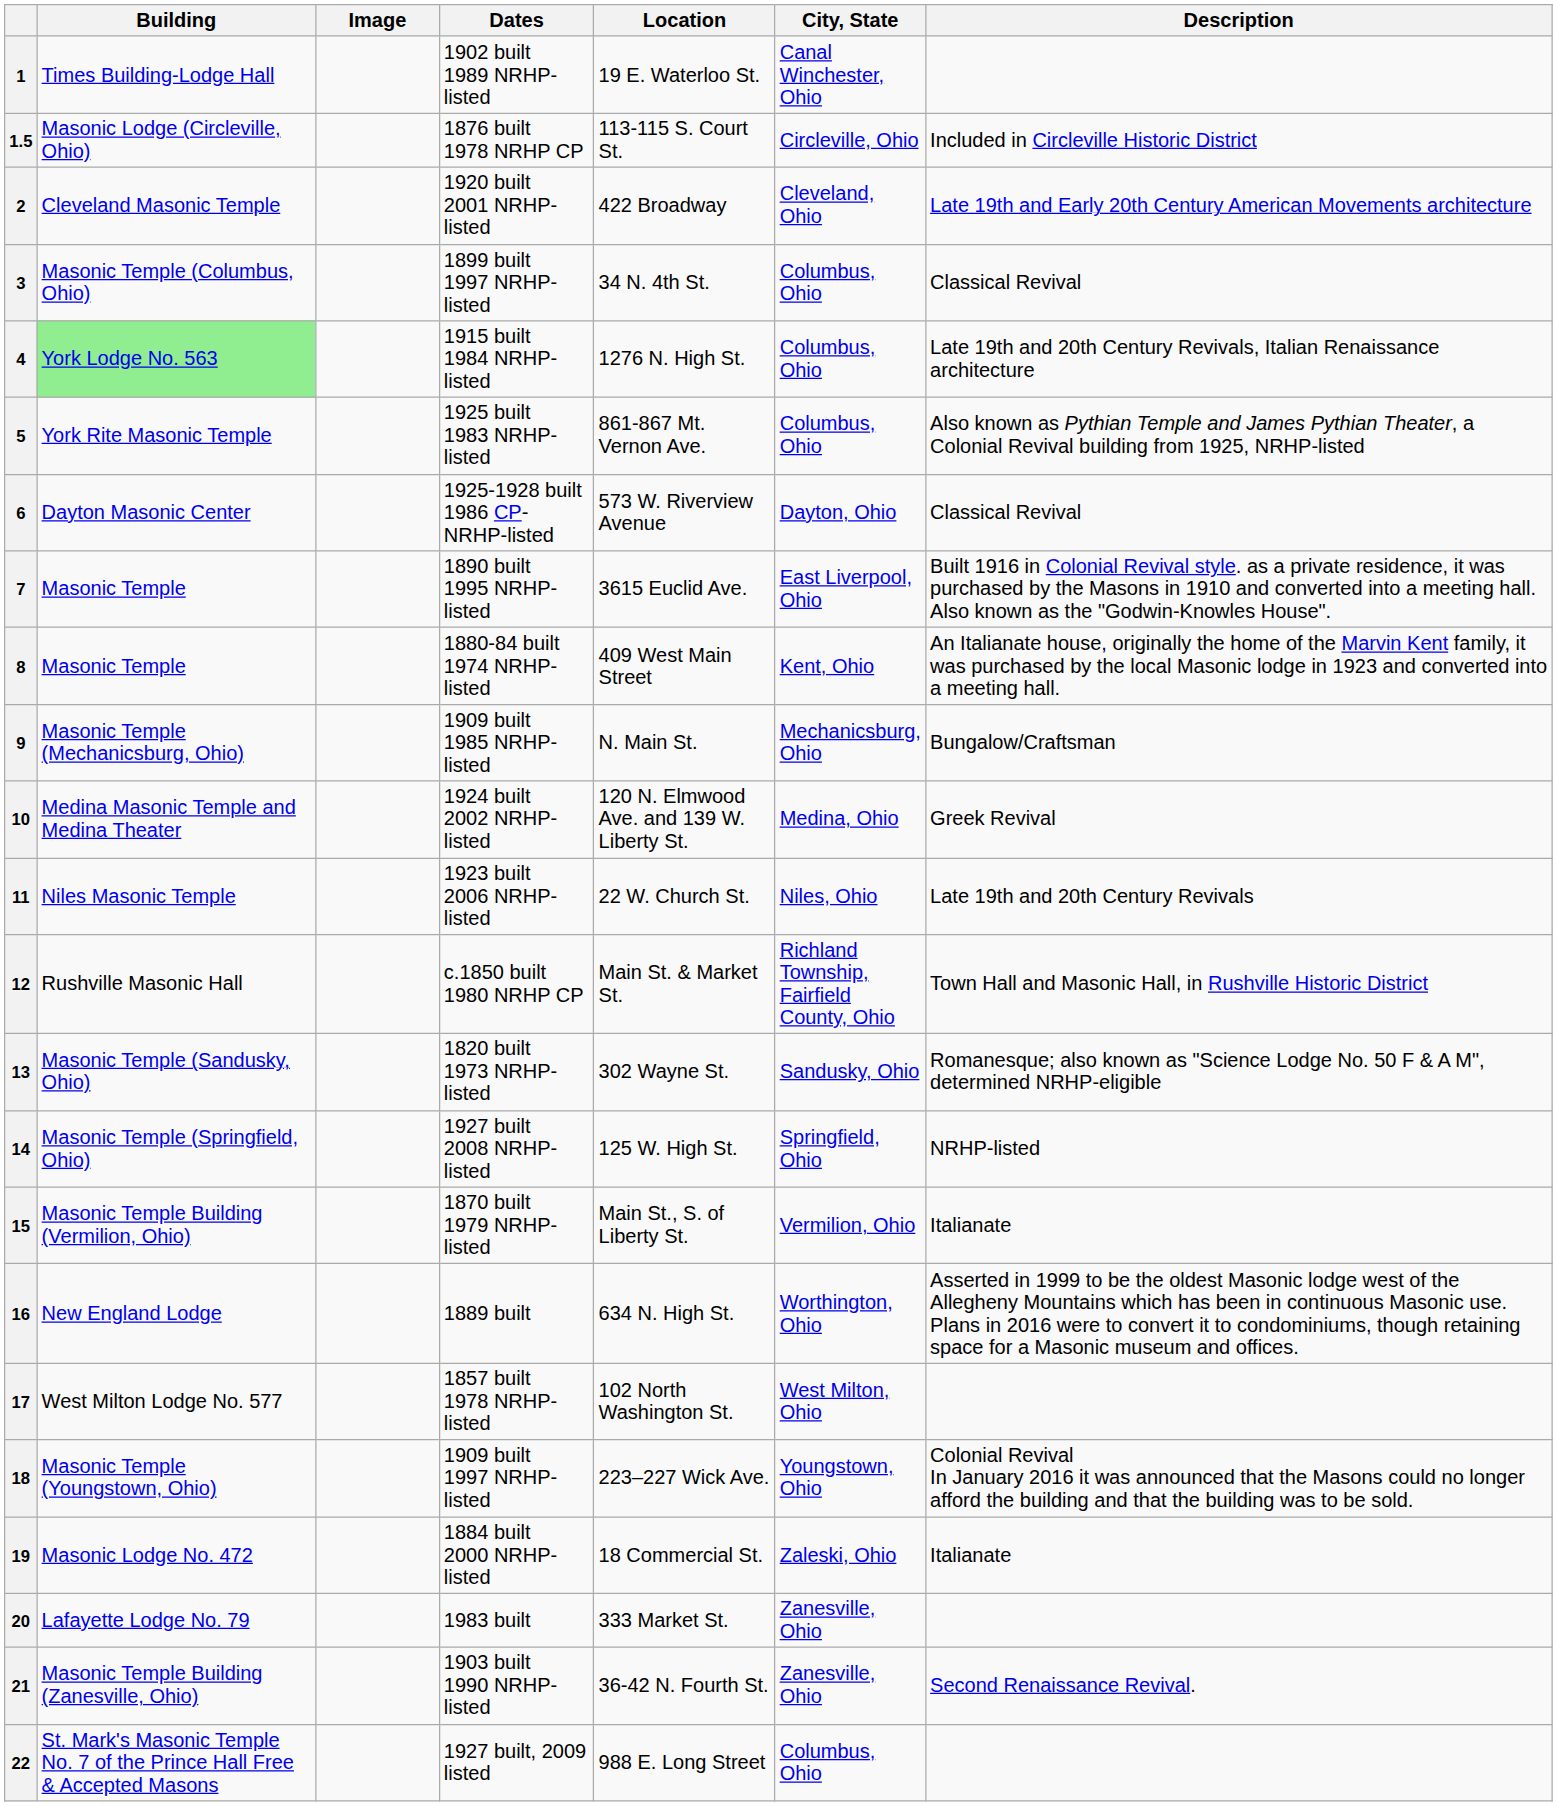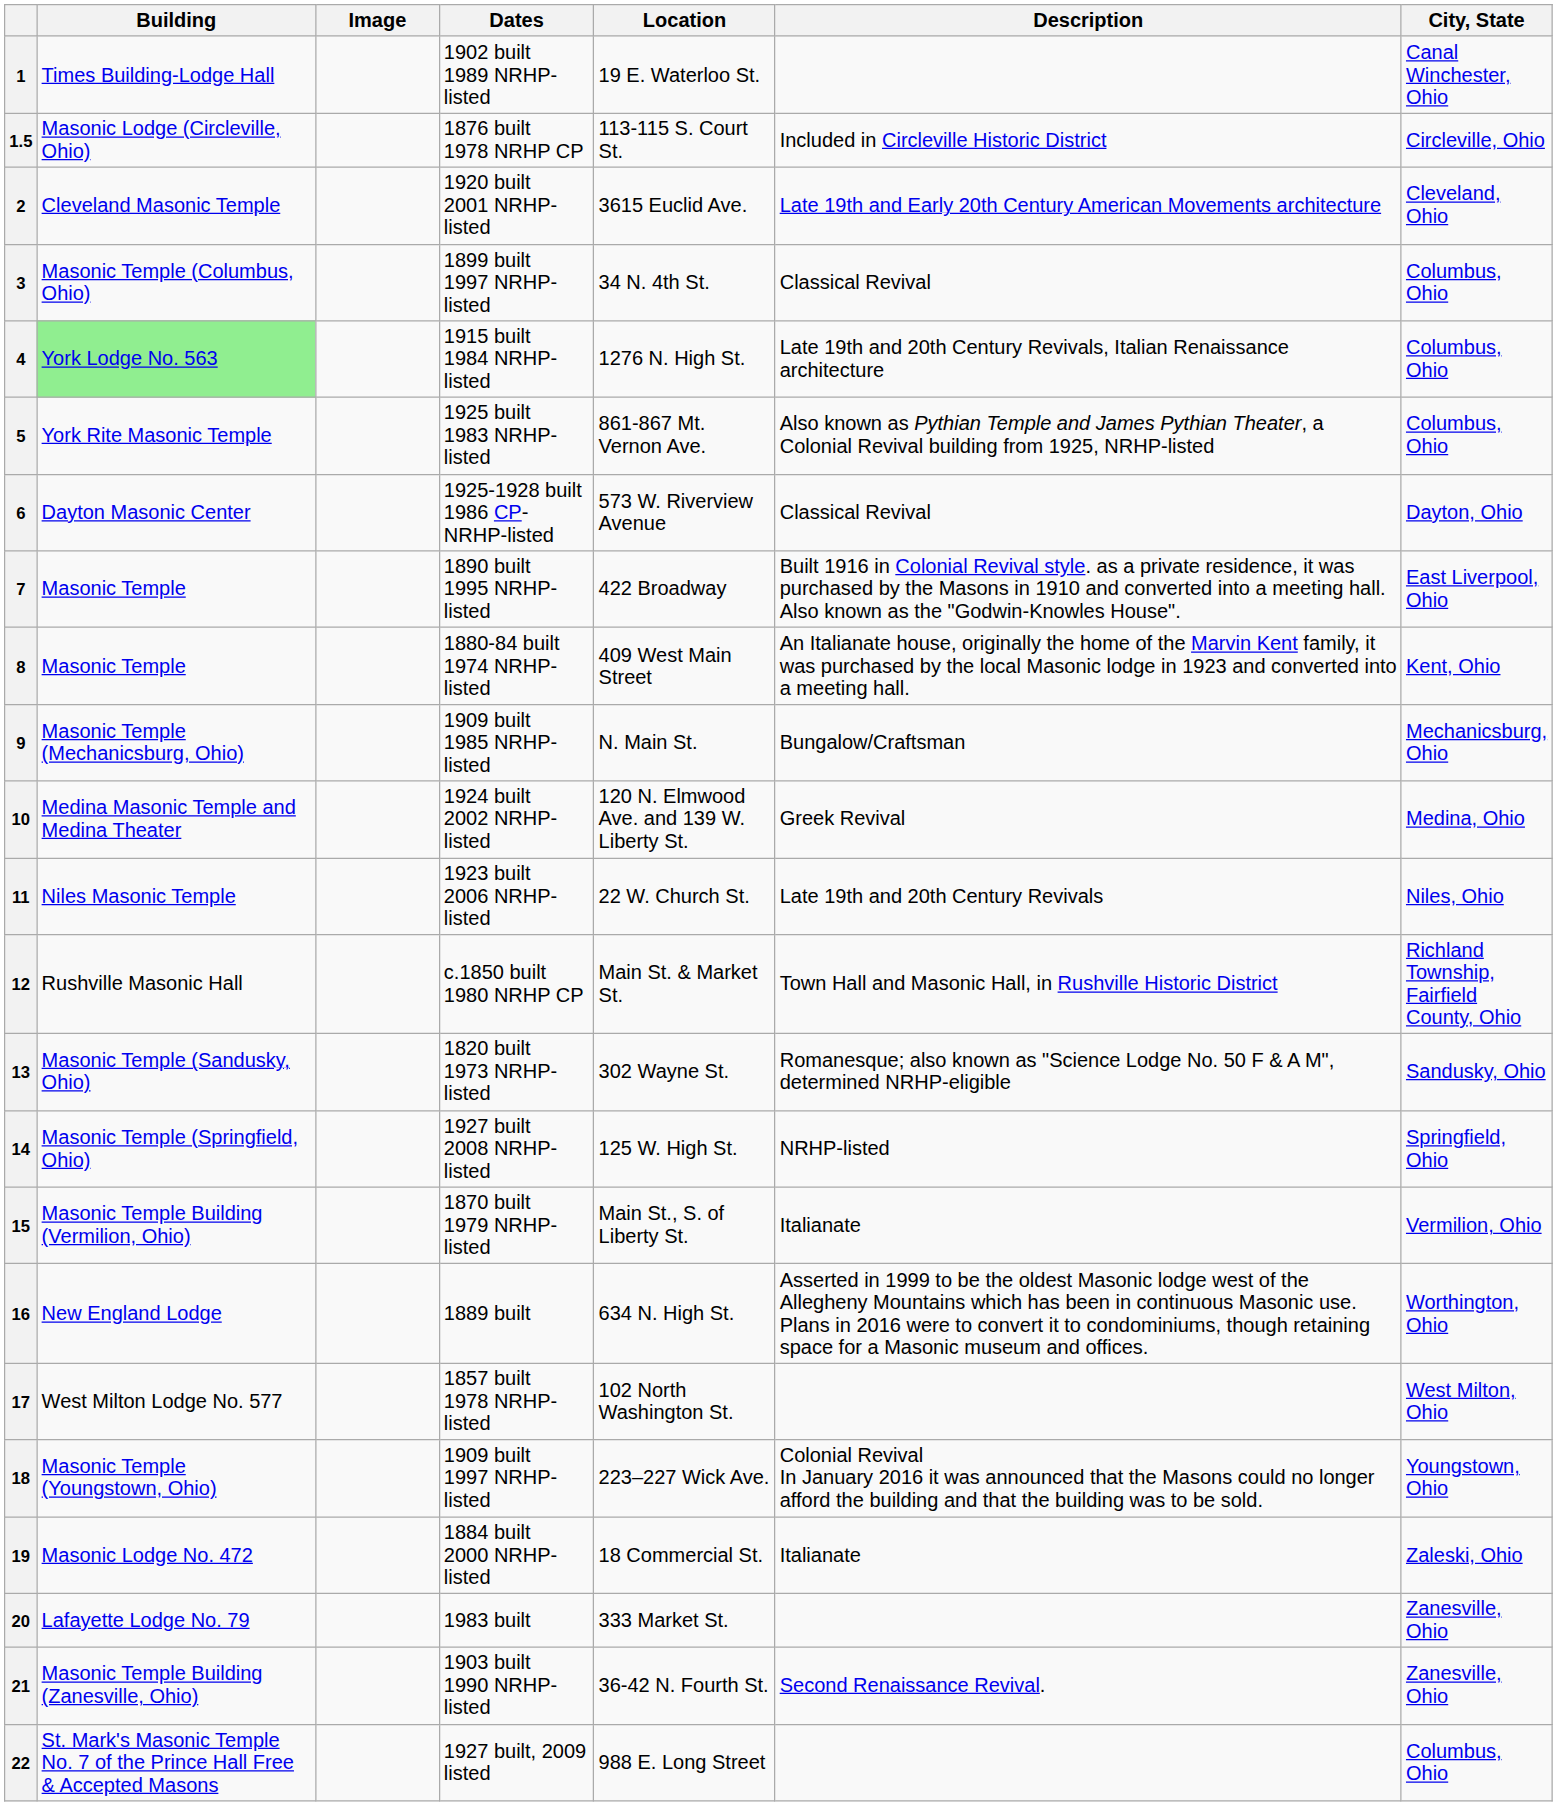columns swapped: (850, 20) <-> (1239, 20)
(663, 205) 422 Broadway -> (673, 205) 3615 Euclid Ave.
(673, 589) 3615 Euclid Ave. -> (663, 589) 422 Broadway
